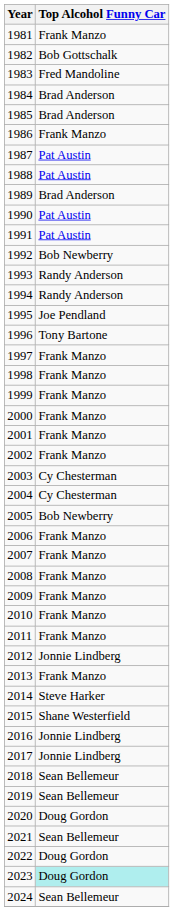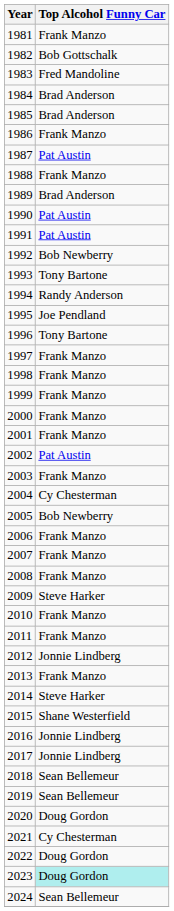(65, 174) Pat Austin -> (72, 174) Frank Manzo
(81, 275) Randy Anderson -> (73, 275) Tony Bartone
(72, 455) Frank Manzo -> (65, 455) Pat Austin
(78, 475) Cy Chesterman -> (72, 475) Frank Manzo
(72, 595) Frank Manzo -> (72, 595) Steve Harker
(79, 836) Sean Bellemeur -> (78, 836) Cy Chesterman
